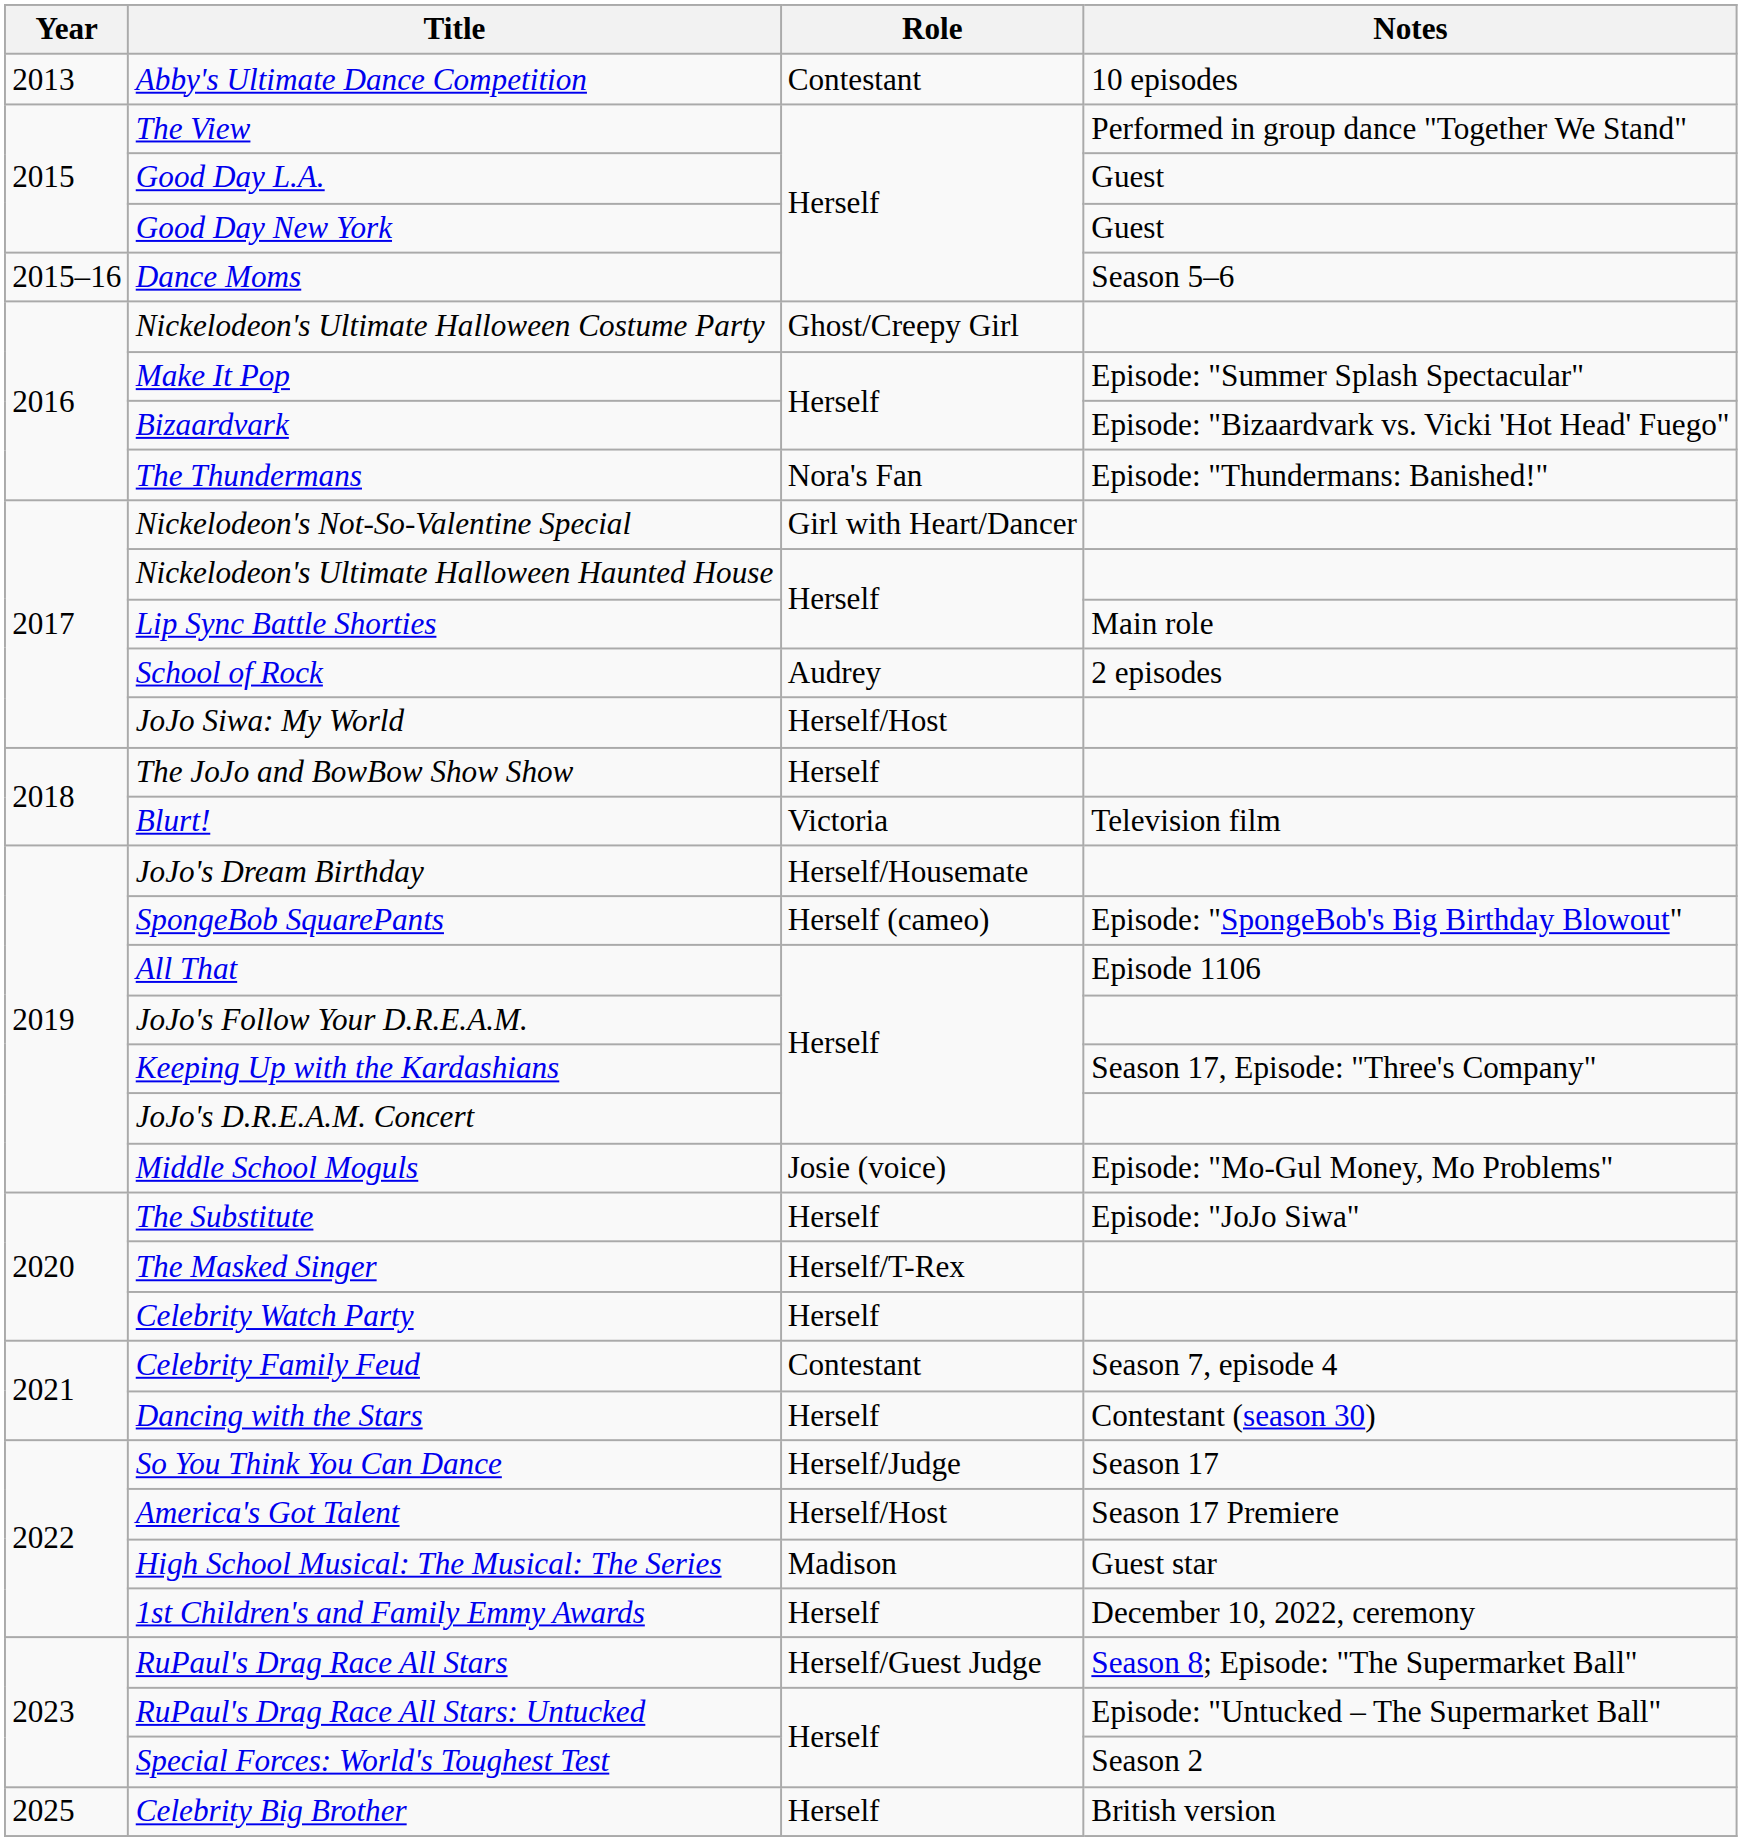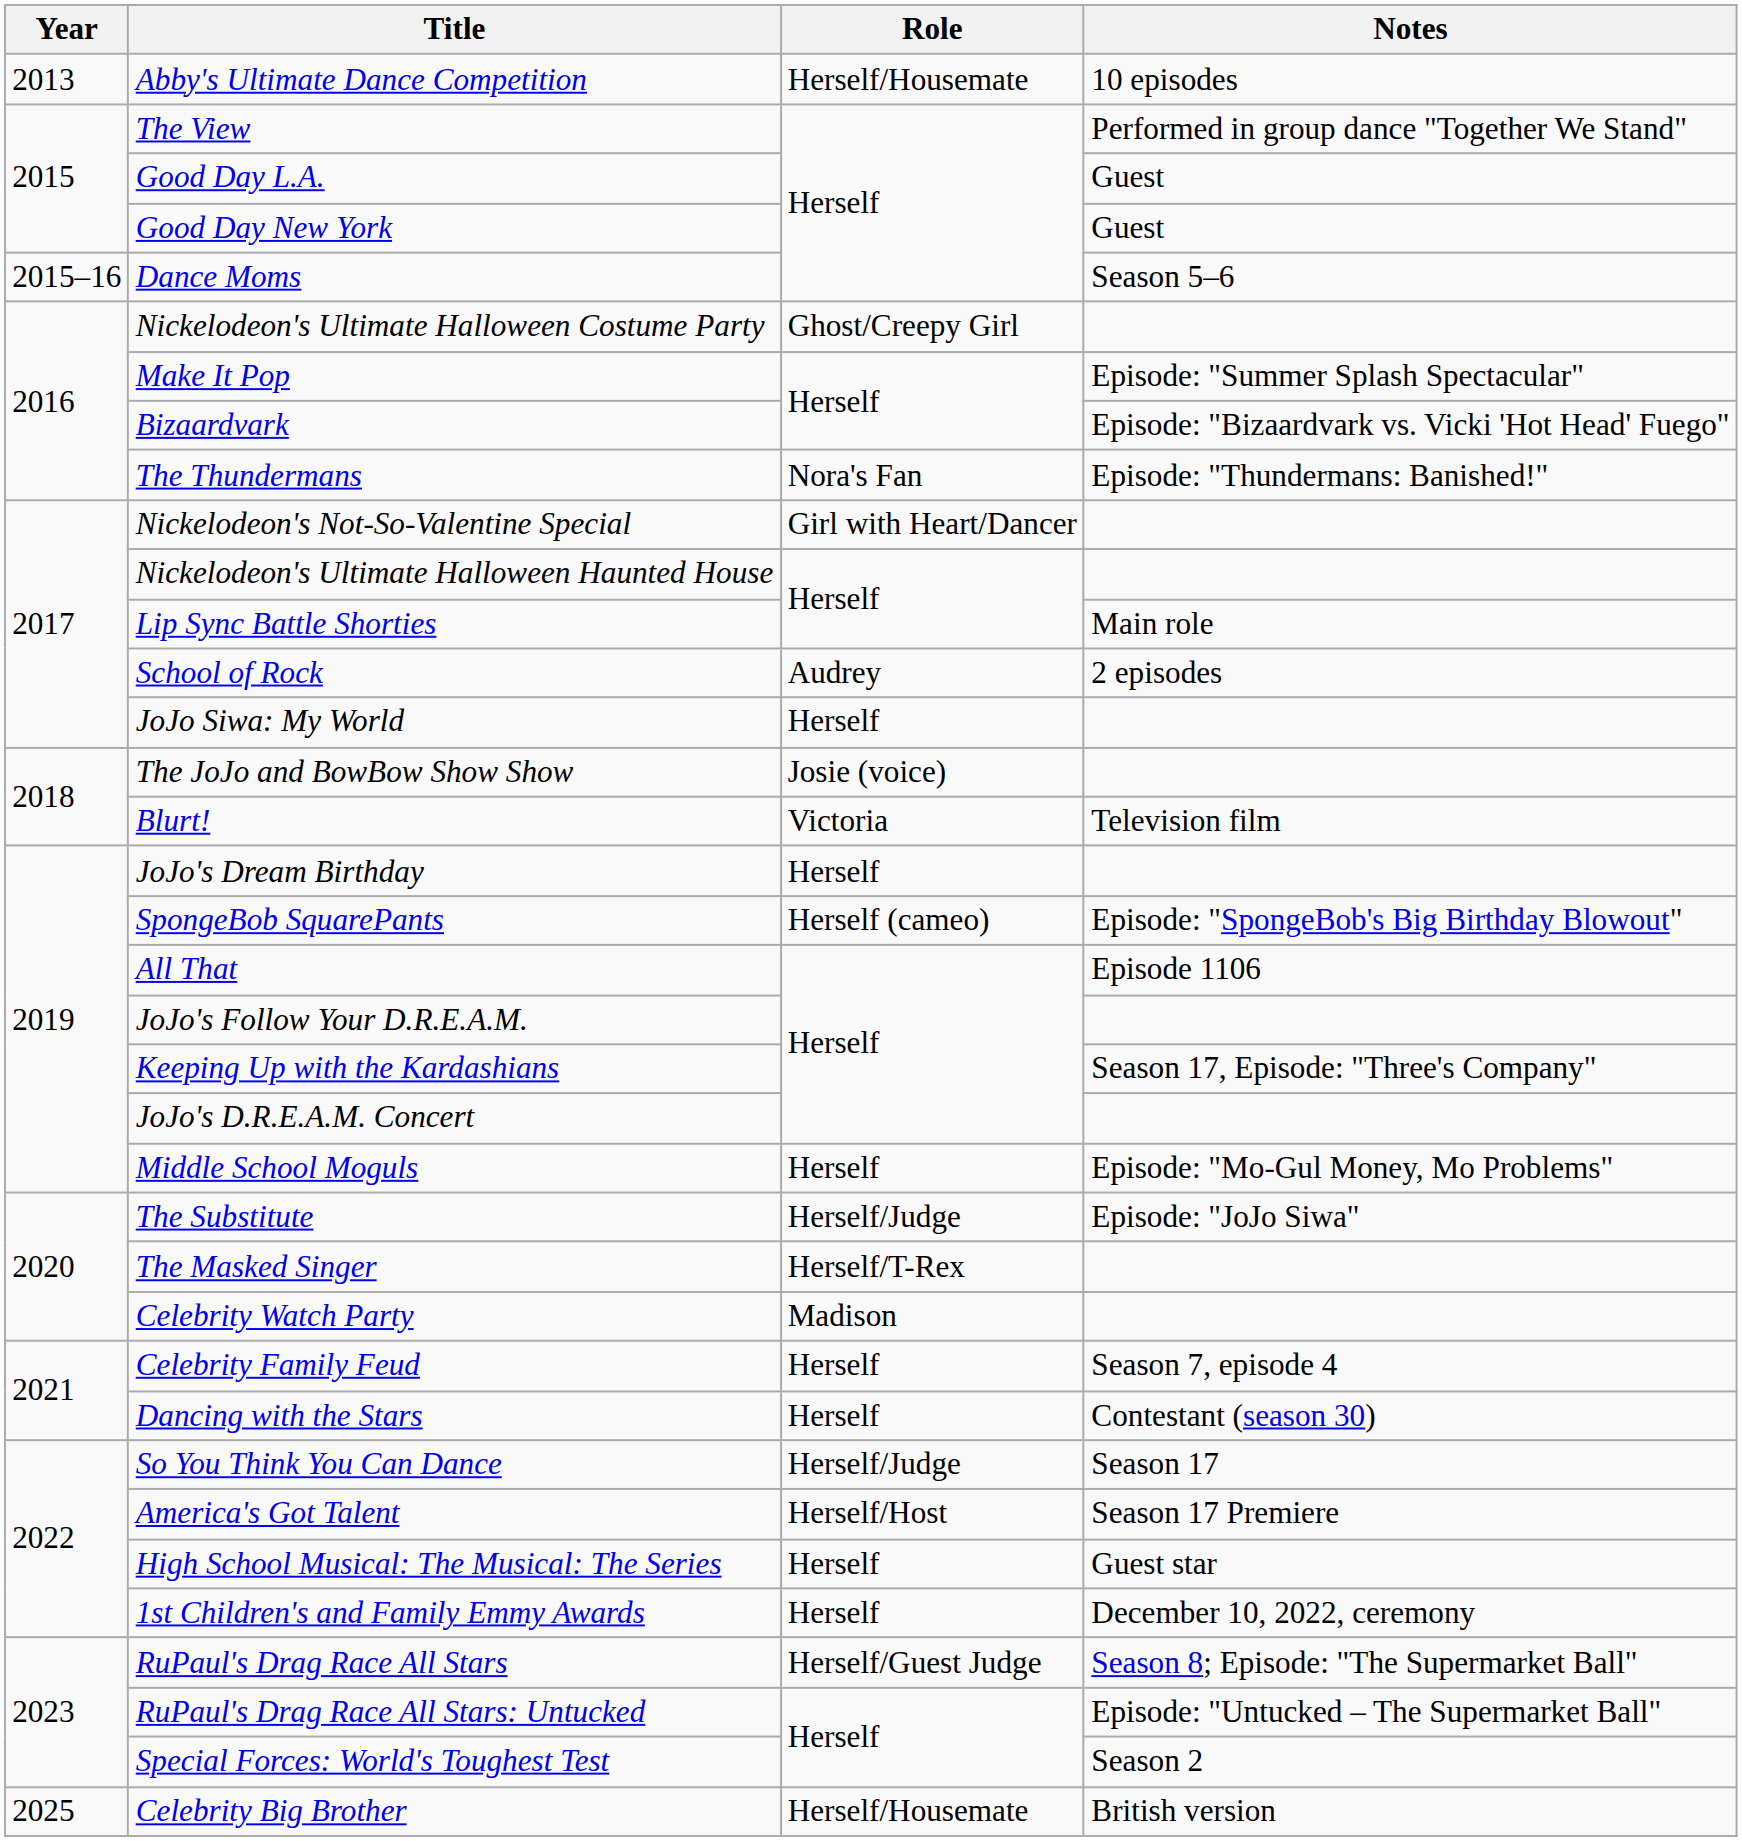(854, 78) Contestant -> (908, 78) Herself/Housemate
(867, 721) Herself/Host -> (834, 721) Herself
(834, 771) Herself -> (867, 771) Josie (voice)
(908, 870) Herself/Housemate -> (834, 870) Herself
(867, 1167) Josie (voice) -> (834, 1167) Herself
(834, 1216) Herself -> (874, 1216) Herself/Judge
(834, 1315) Herself -> (842, 1315) Madison
(854, 1365) Contestant -> (834, 1365) Herself
(842, 1563) Madison -> (834, 1563) Herself
(834, 1810) Herself -> (908, 1810) Herself/Housemate
